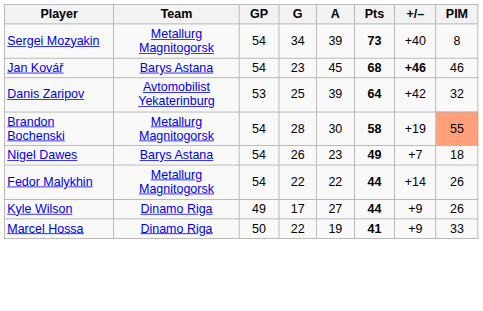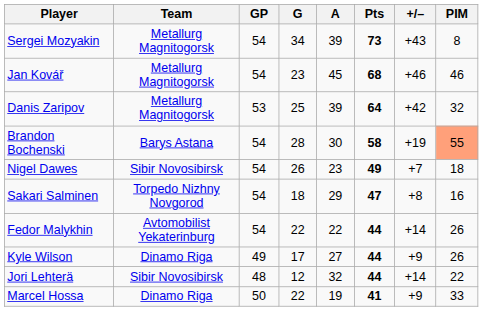(415, 41) +40 -> (415, 41) +43
(176, 68) Barys Astana -> (176, 75) Metallurg Magnitogorsk
(415, 68) bold -> (415, 75) normal
(176, 94) Avtomobilist Yekaterinburg -> (176, 108) Metallurg Magnitogorsk
(176, 128) Metallurg Magnitogorsk -> (176, 142) Barys Astana
(176, 155) Barys Astana -> (176, 169) Sibir Novosibirsk
+ row: (53, 196)
(176, 182) Metallurg Magnitogorsk -> (176, 230) Avtomobilist Yekaterinburg
+ row: (40, 276)
